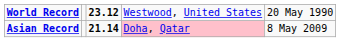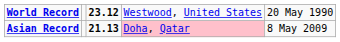(104, 29) 21.14 -> (104, 29) 21.13
